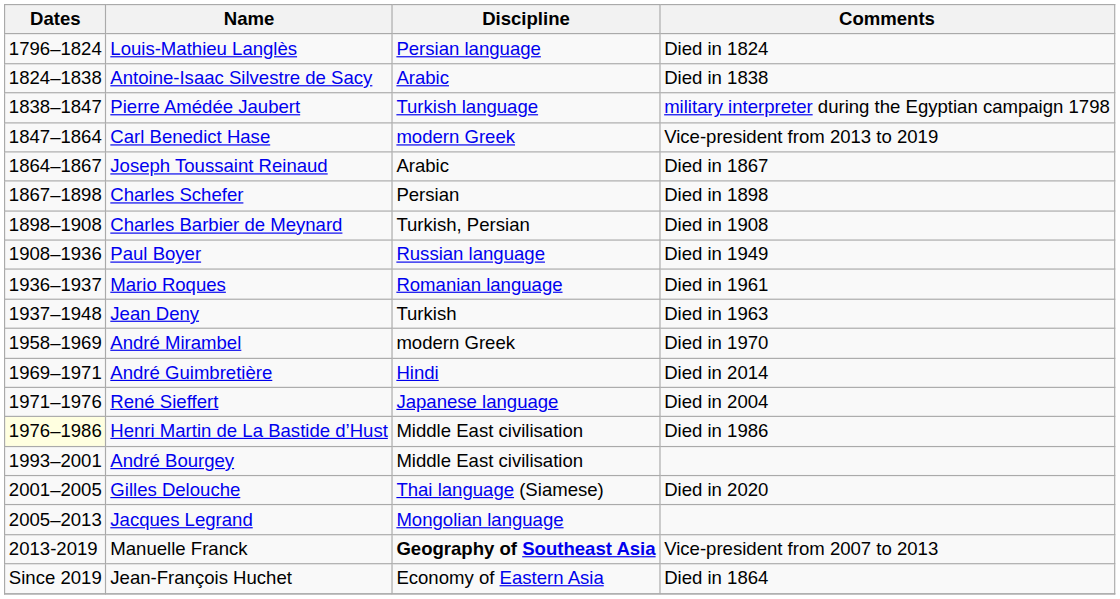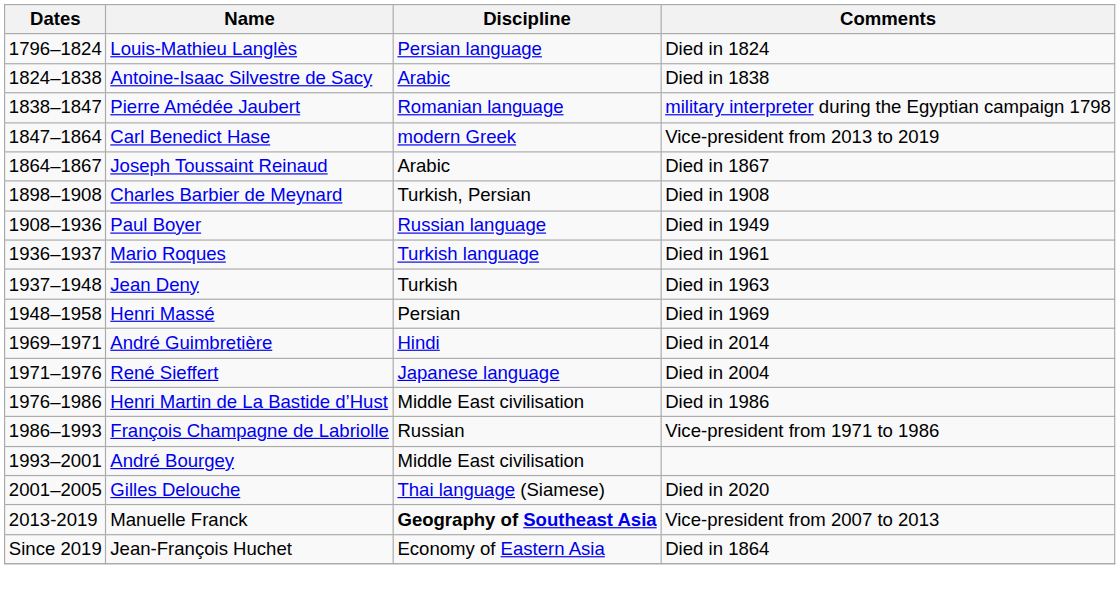(467, 107) Turkish language -> (481, 107) Romanian language
- row: (177, 195)
(479, 284) Romanian language -> (468, 254) Turkish language
+ row: (162, 313)
- row: (176, 343)
(55, 431) lightyellow background -> (55, 401) no background
+ row: (250, 431)
- row: (182, 519)
